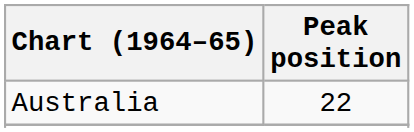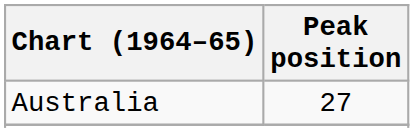(336, 103) 22 -> (336, 103) 27
